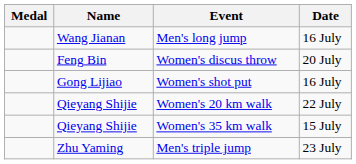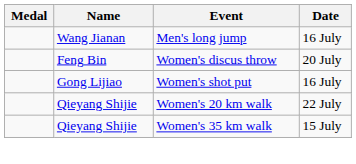- row: (204, 148)
